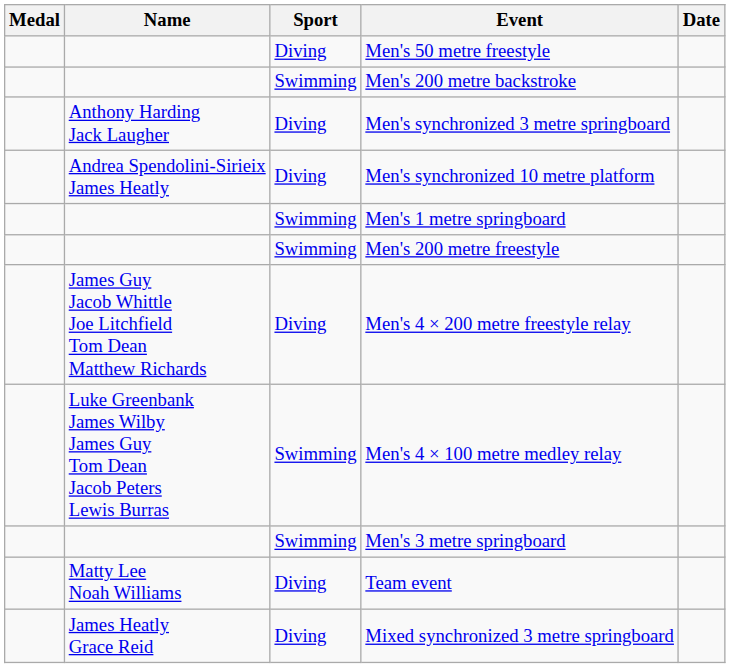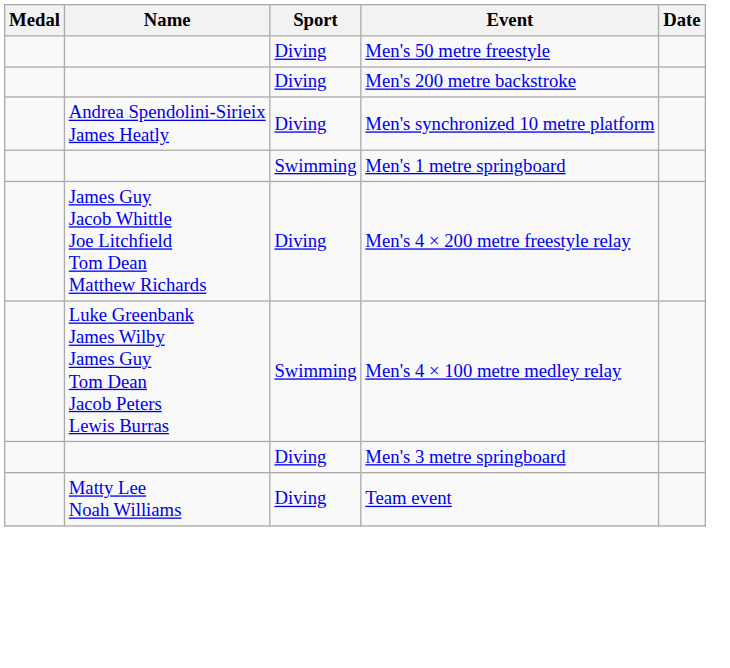(316, 82) Swimming -> (300, 82) Diving
- row: (518, 124)
- row: (462, 249)
(316, 541) Swimming -> (300, 457) Diving
- row: (520, 636)
